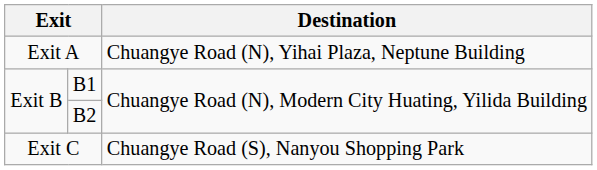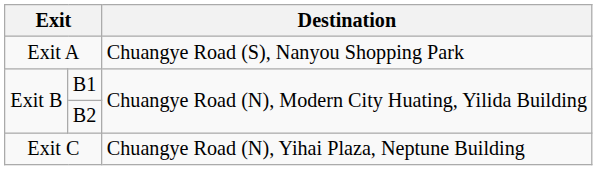(316, 52) Chuangye Road (N), Yihai Plaza, Neptune Building -> (285, 52) Chuangye Road (S), Nanyou Shopping Park
(285, 148) Chuangye Road (S), Nanyou Shopping Park -> (316, 148) Chuangye Road (N), Yihai Plaza, Neptune Building
